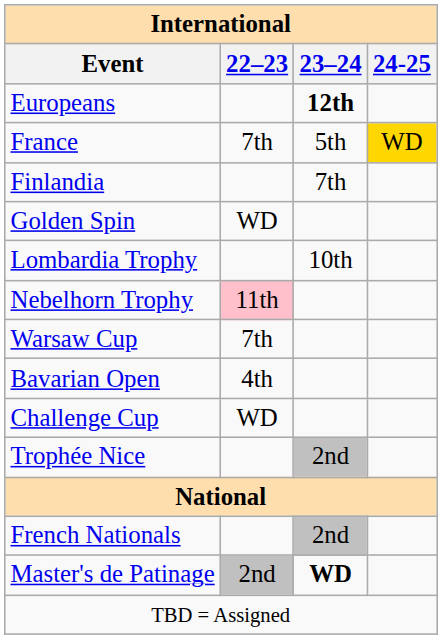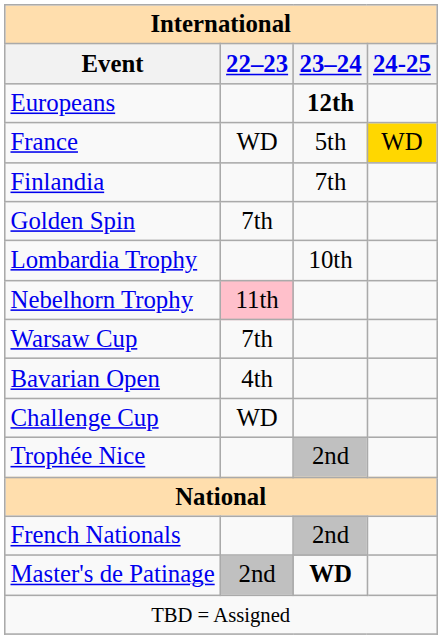(257, 142) 7th -> (257, 142) WD
(257, 220) WD -> (257, 220) 7th
